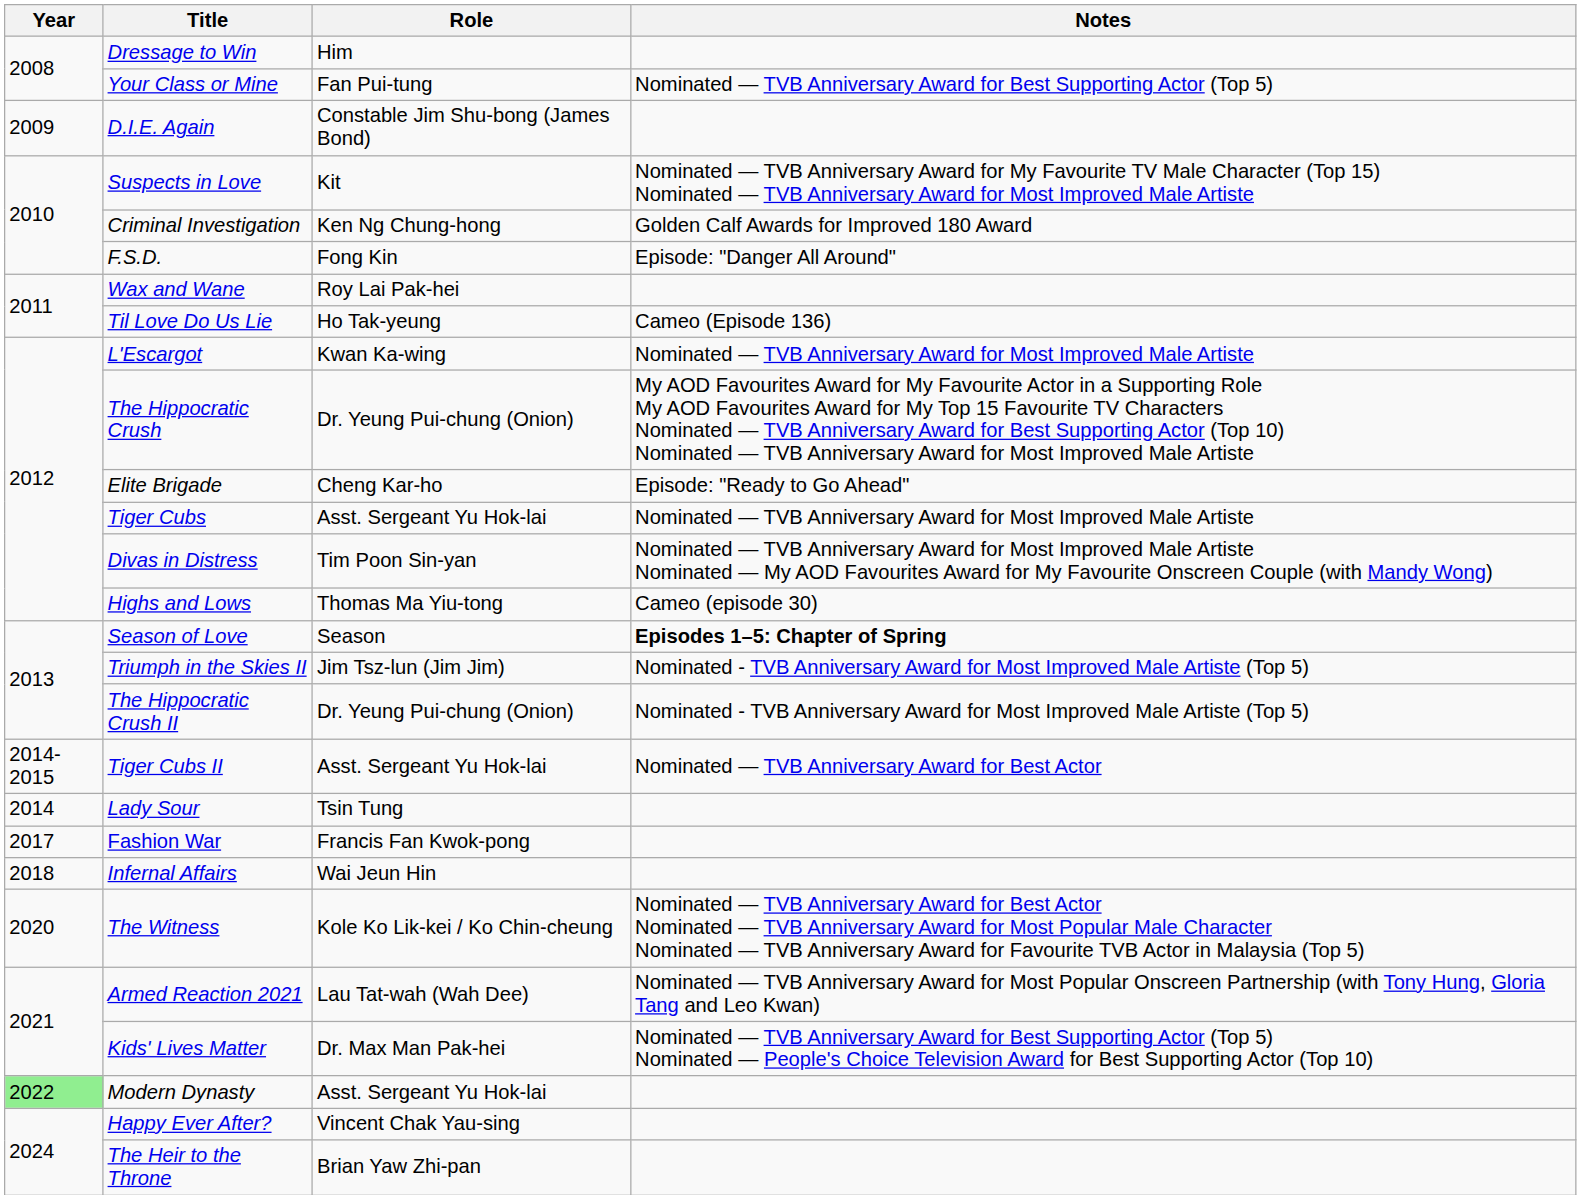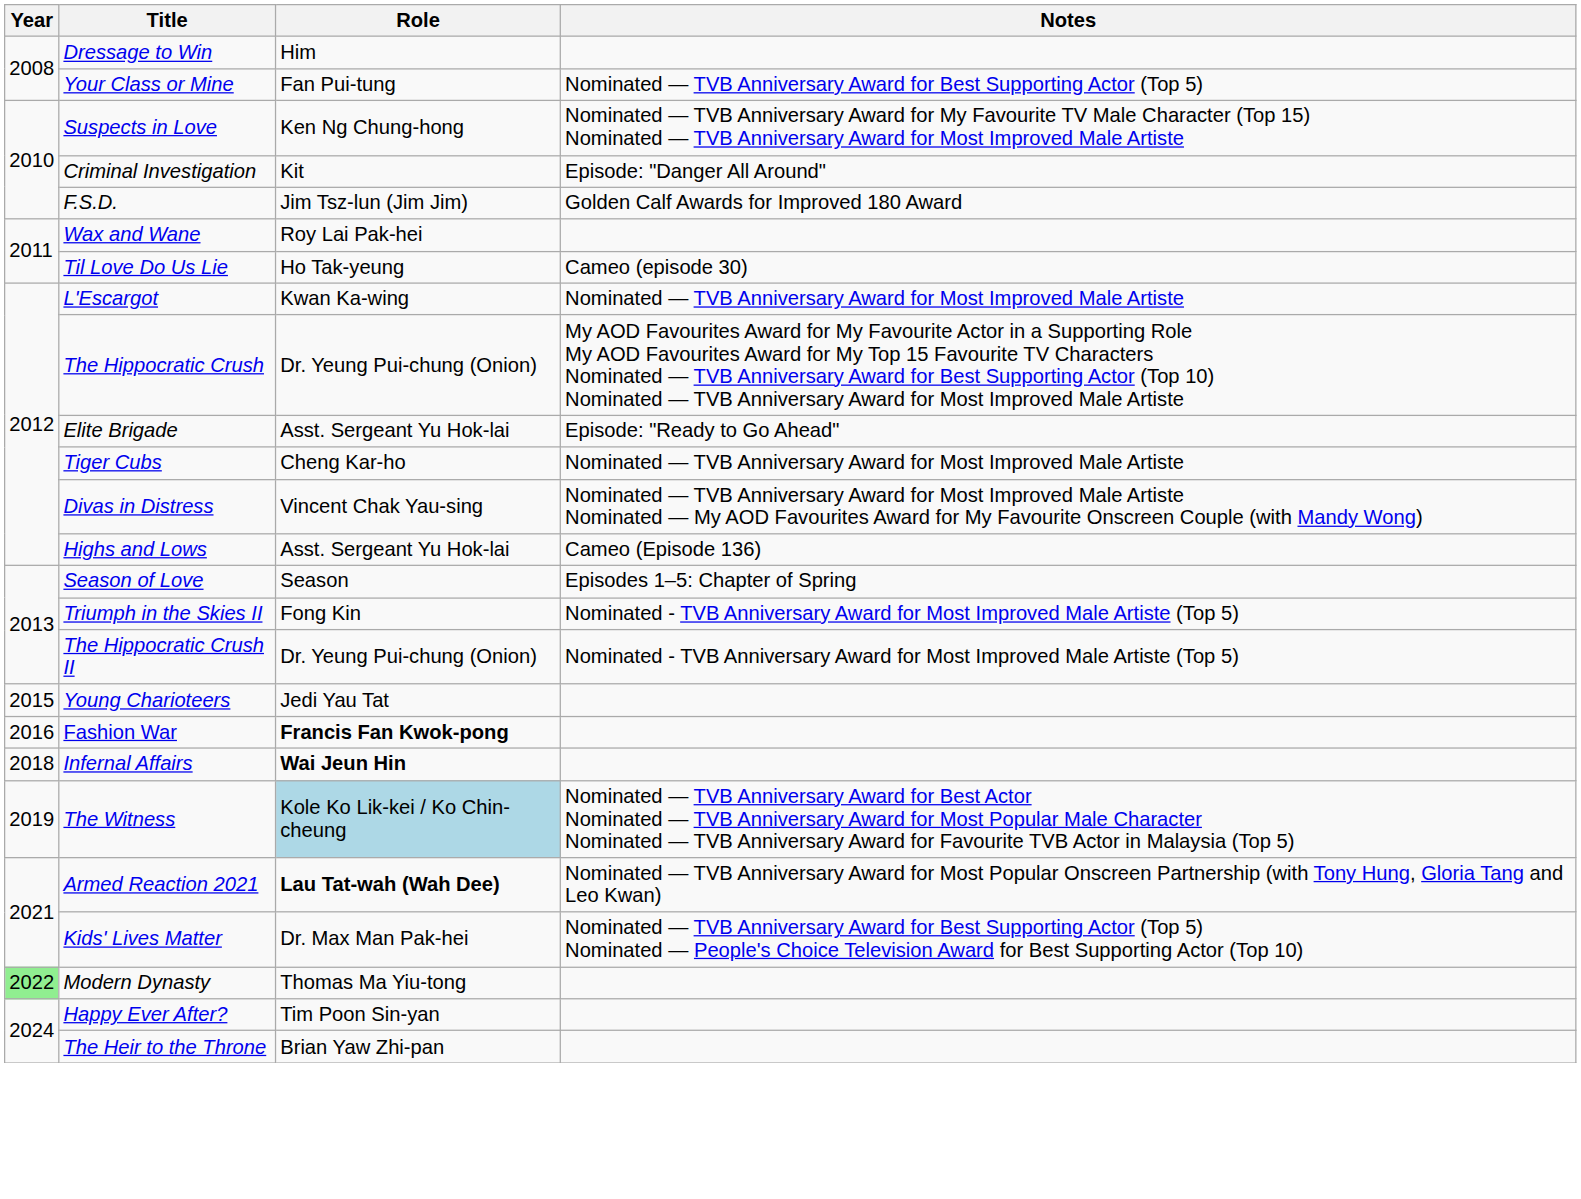- row: (161, 127)
(329, 182) Kit -> (372, 127) Ken Ng Chung-hong
(409, 225) Ken Ng Chung-hong -> (292, 171) Kit
(834, 225) Golden Calf Awards for Improved 180 Award -> (696, 171) Episode: "Danger All Around"
(357, 257) Fong Kin -> (374, 203) Jim Tsz-lun (Jim Jim)
(766, 257) Episode: "Danger All Around" -> (764, 203) Golden Calf Awards for Improved 180 Award
(733, 321) Cameo (Episode 136) -> (656, 266) Cameo (episode 30)
(380, 485) Cheng Kar-ho -> (395, 430) Asst. Sergeant Yu Hok-lai
(432, 517) Asst. Sergeant Yu Hok-lai -> (343, 462) Cheng Kar-ho
(397, 560) Tim Poon Sin-yan -> (382, 506) Vincent Chak Yau-sing
(410, 604) Thomas Ma Yiu-tong -> (395, 549) Asst. Sergeant Yu Hok-lai
(726, 604) Cameo (episode 30) -> (663, 549) Cameo (Episode 136)
(791, 636) bold -> (711, 581) normal
(411, 668) Jim Tsz-lun (Jim Jim) -> (321, 613) Fong Kin
- row: (165, 766)
- row: (154, 809)
+ row: (147, 700)
(32, 841) 2017 -> (32, 732) 2016
(423, 841) normal -> (394, 732) bold
(377, 873) normal -> (343, 764) bold
(32, 928) 2020 -> (32, 818) 2019
(465, 928) no background -> (395, 818) lightblue background
(423, 993) normal -> (390, 884) bold
(432, 1091) Asst. Sergeant Yu Hok-lai -> (373, 982) Thomas Ma Yiu-tong
(418, 1123) Vincent Chak Yau-sing -> (360, 1014) Tim Poon Sin-yan
